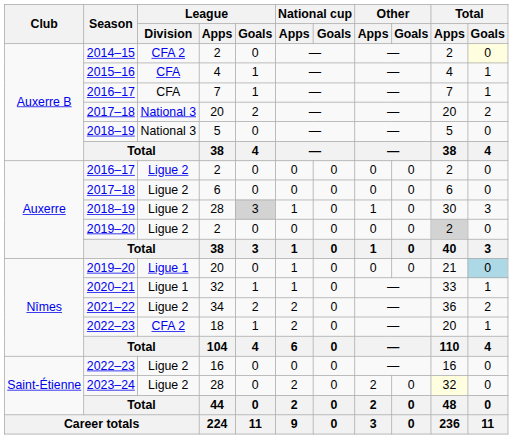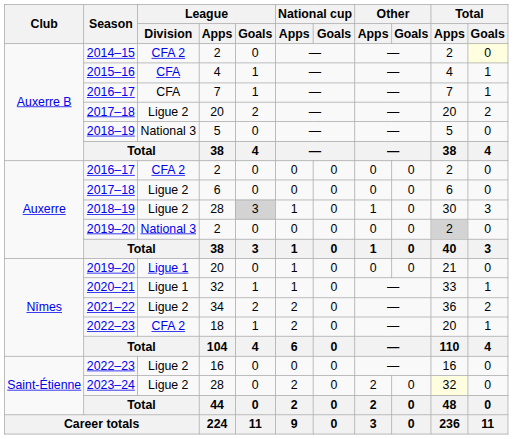(168, 111) National 3 -> (168, 111) Ligue 2
(168, 170) Ligue 2 -> (168, 170) CFA 2
(168, 229) Ligue 2 -> (168, 229) National 3
(488, 268) lightblue background -> (488, 268) no background
